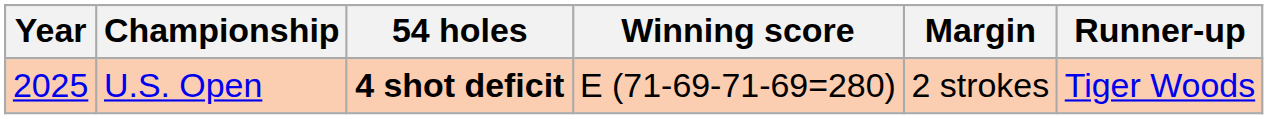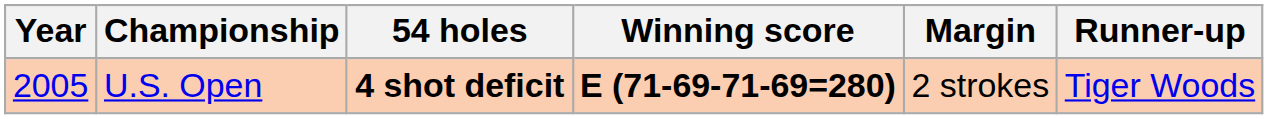(51, 85) 2025 -> (51, 85) 2005
(738, 85) normal -> (738, 85) bold
